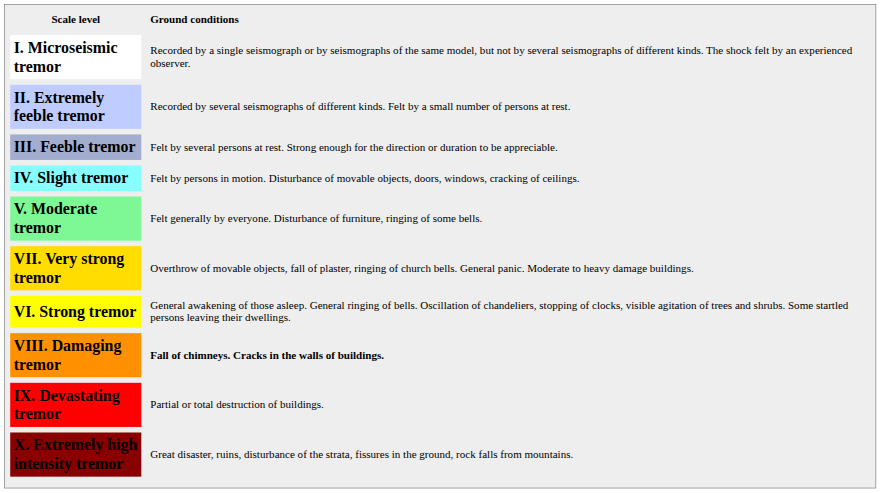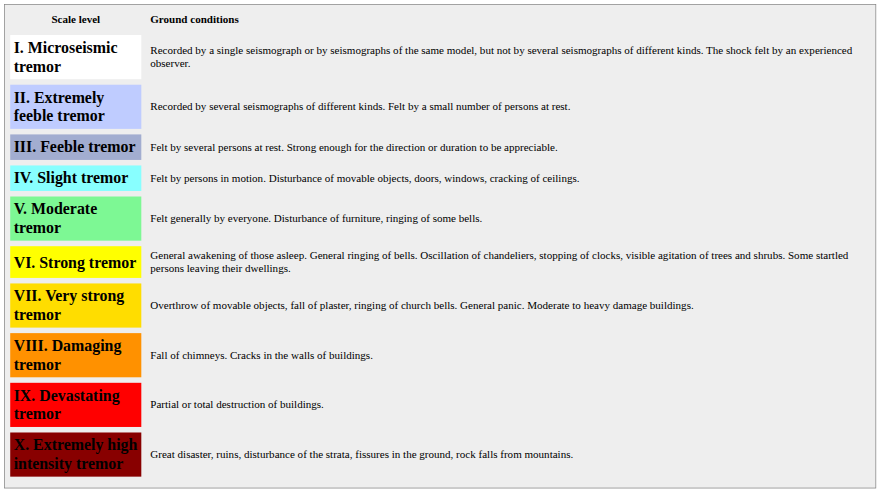rows swapped: (75, 311) <-> (69, 268)
(267, 355) bold -> (262, 355) normal
